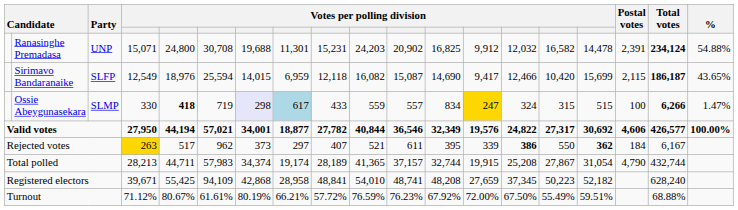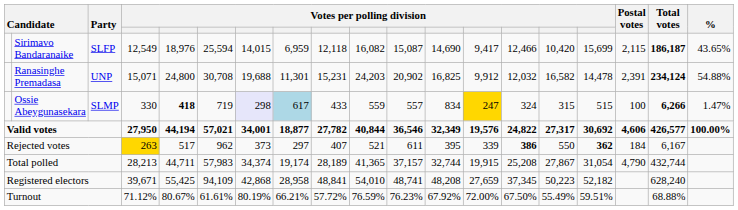rows swapped: (39, 48) <-> (44, 77)
